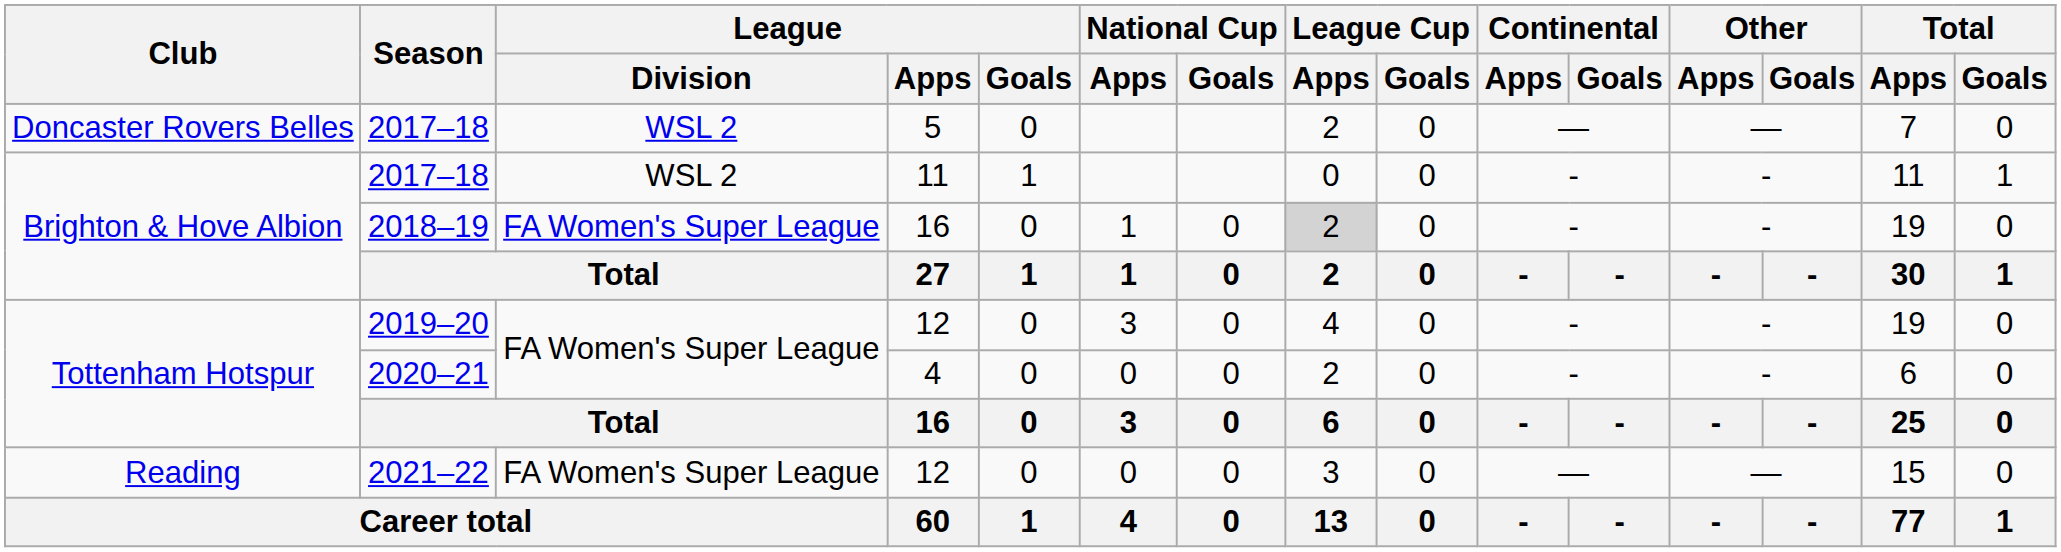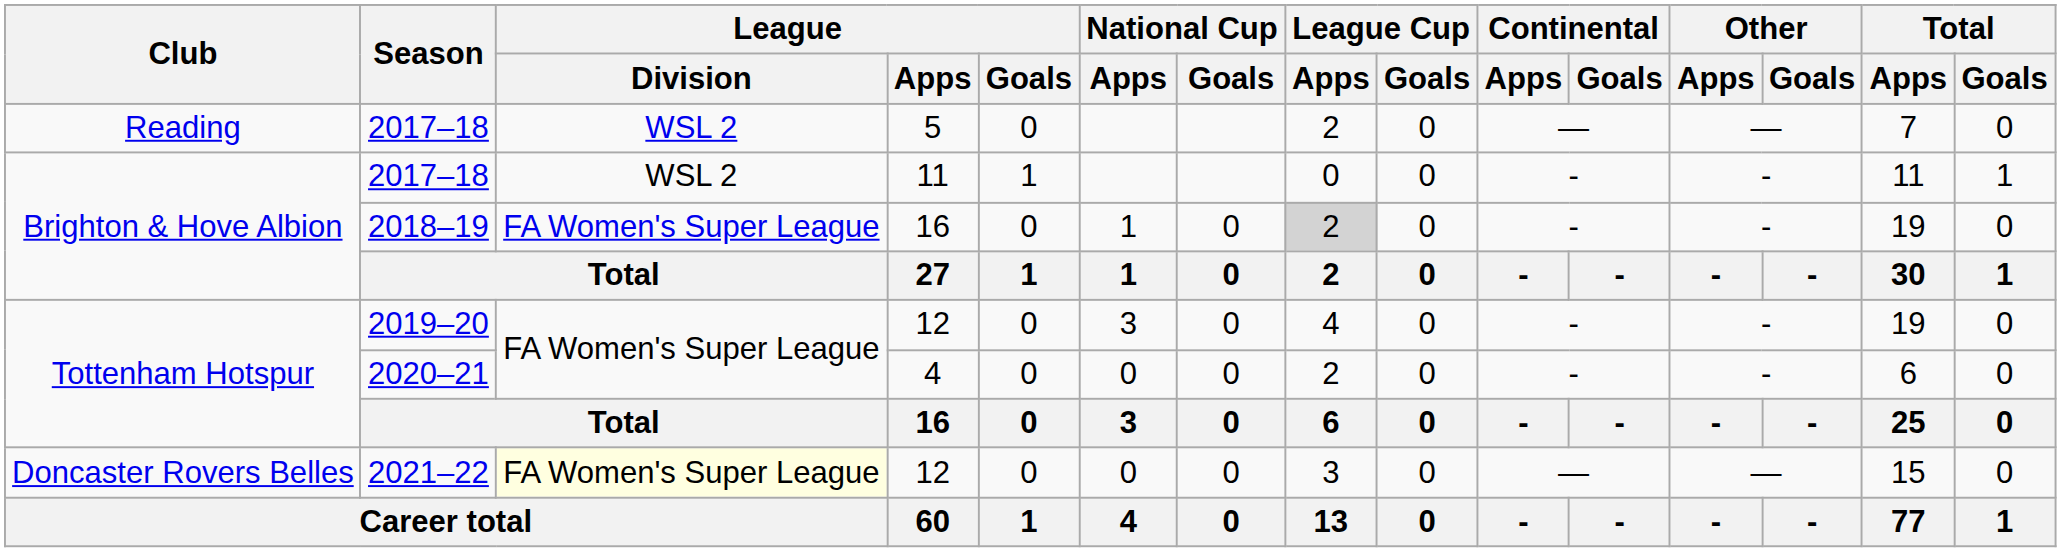(183, 127) Doncaster Rovers Belles -> (183, 127) Reading
(183, 472) Reading -> (183, 472) Doncaster Rovers Belles
(691, 472) no background -> (691, 472) lightyellow background
